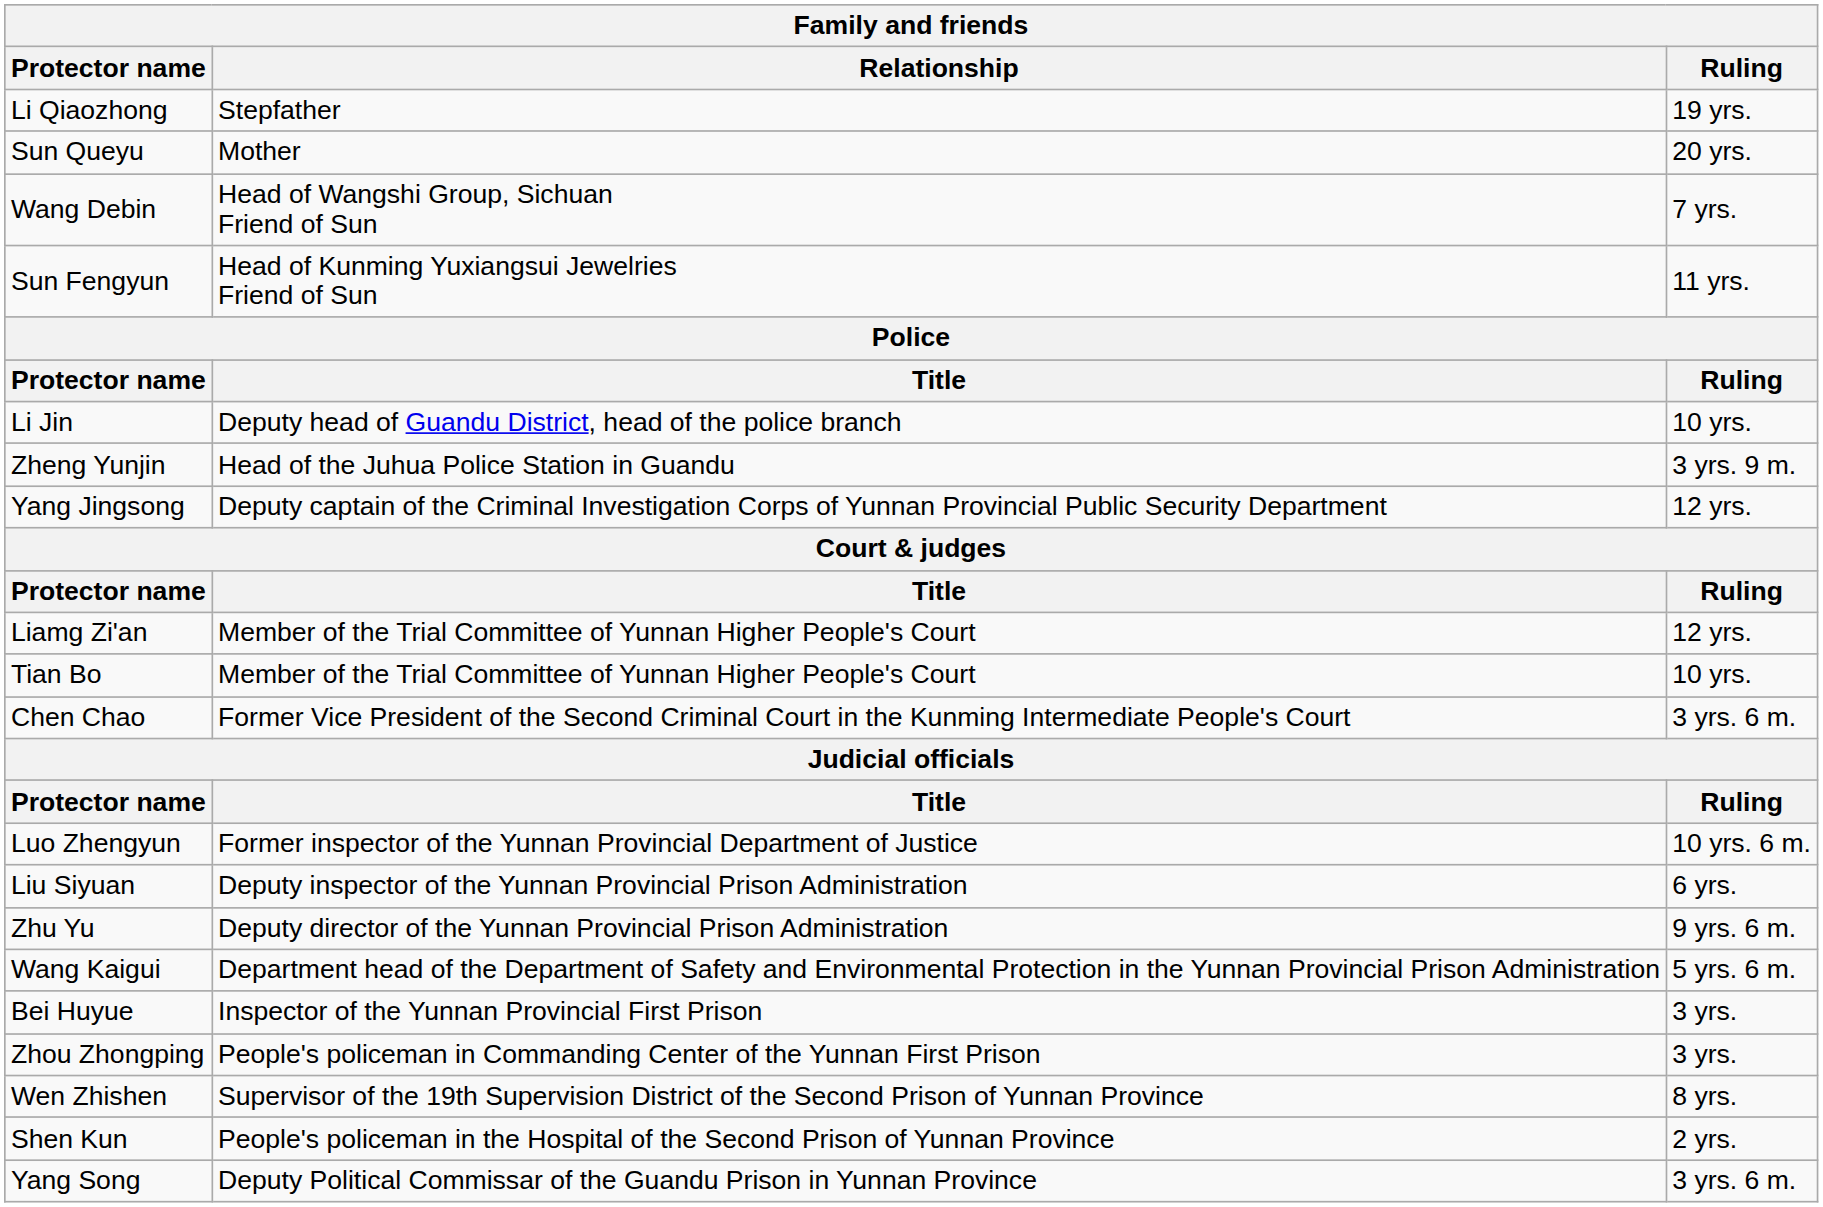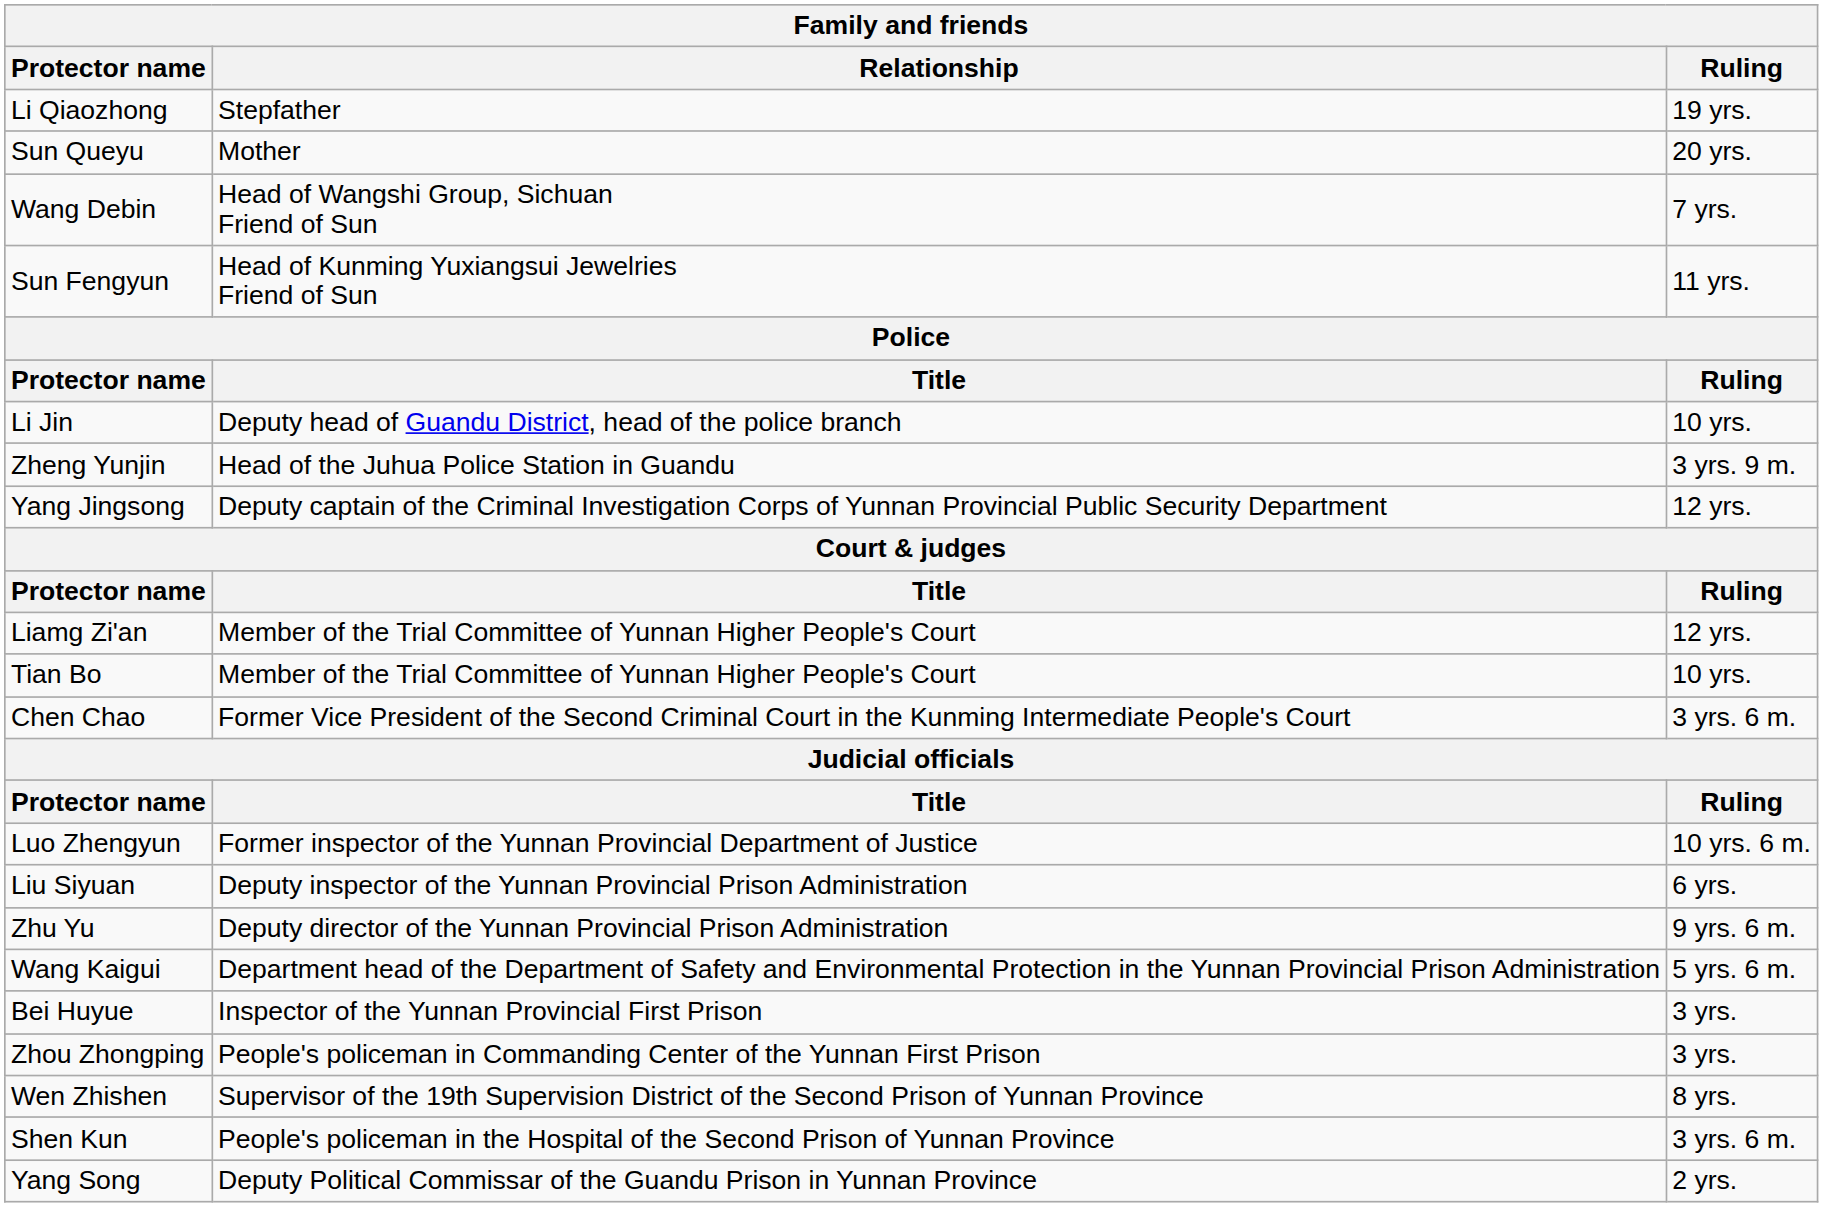(1705, 1138) 2 yrs. -> (1734, 1138) 3 yrs. 6 m.
(1734, 1180) 3 yrs. 6 m. -> (1705, 1180) 2 yrs.
